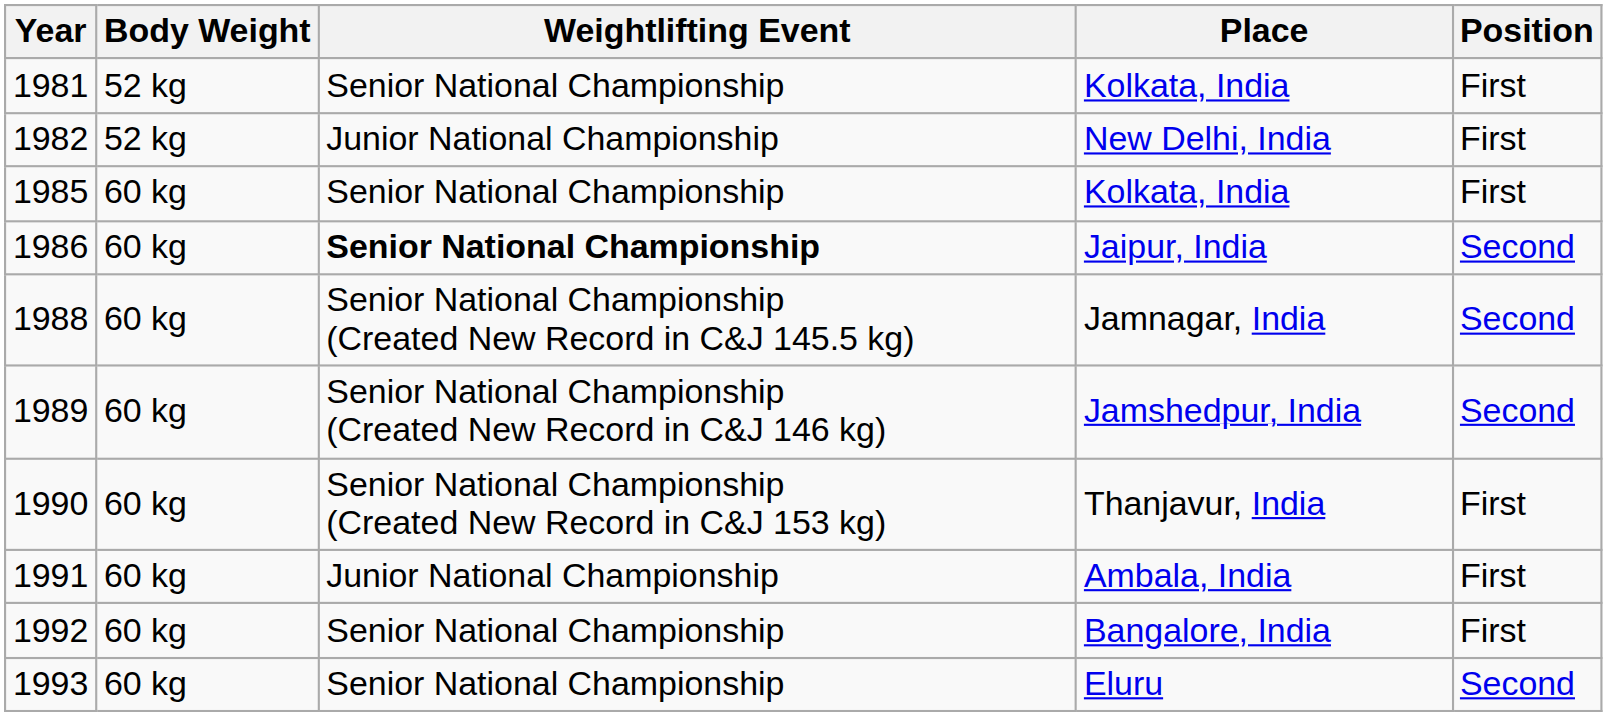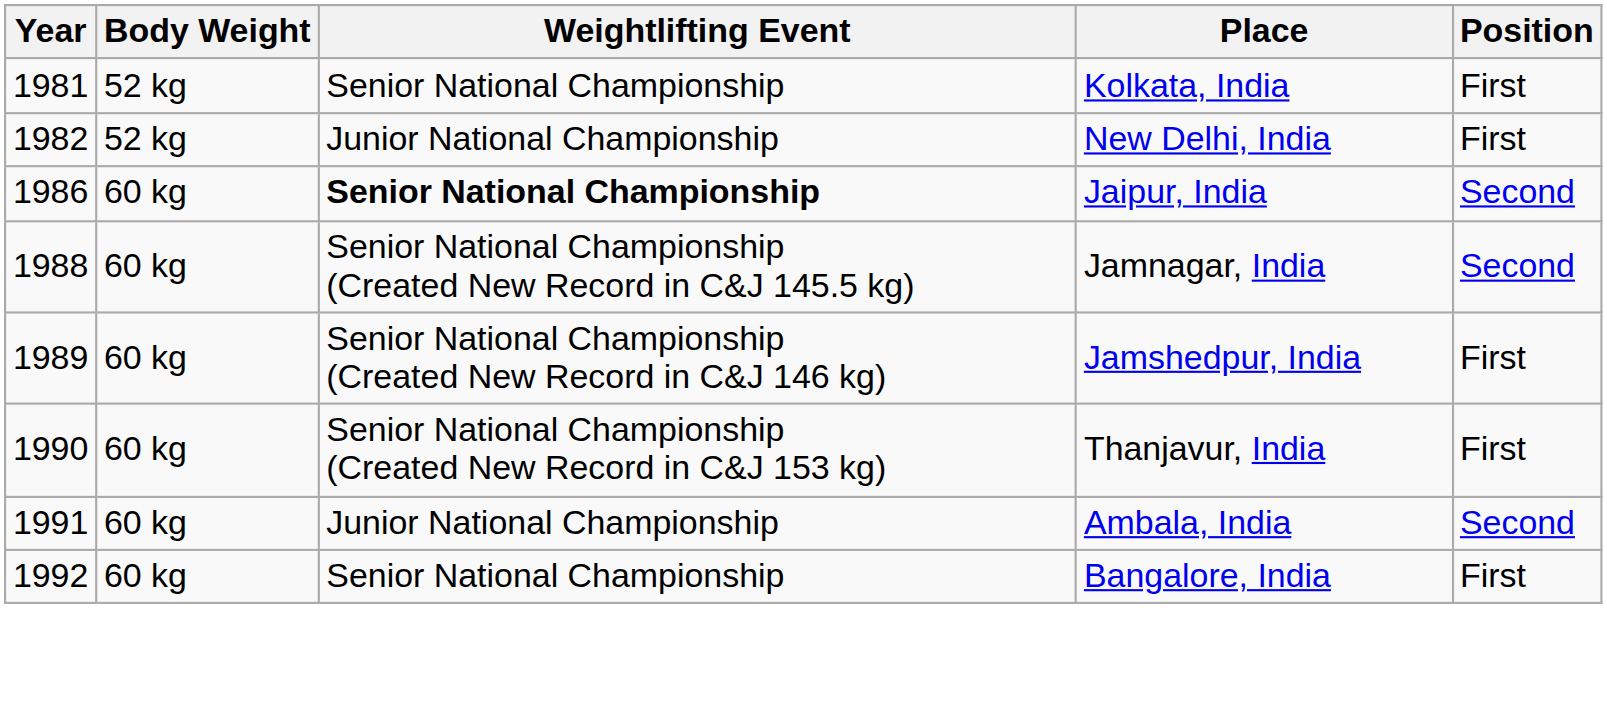- row: (51, 192)
(1517, 411) Second -> (1493, 357) First
(1493, 576) First -> (1517, 522) Second
- row: (51, 683)
